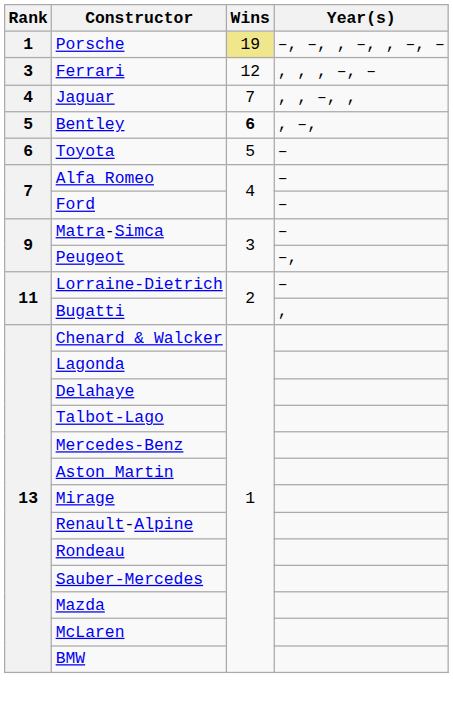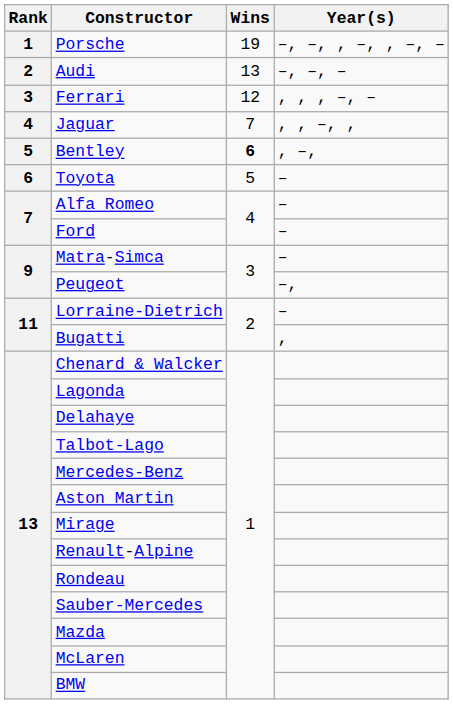(250, 45) khaki background -> (250, 45) no background
+ row: (75, 71)
